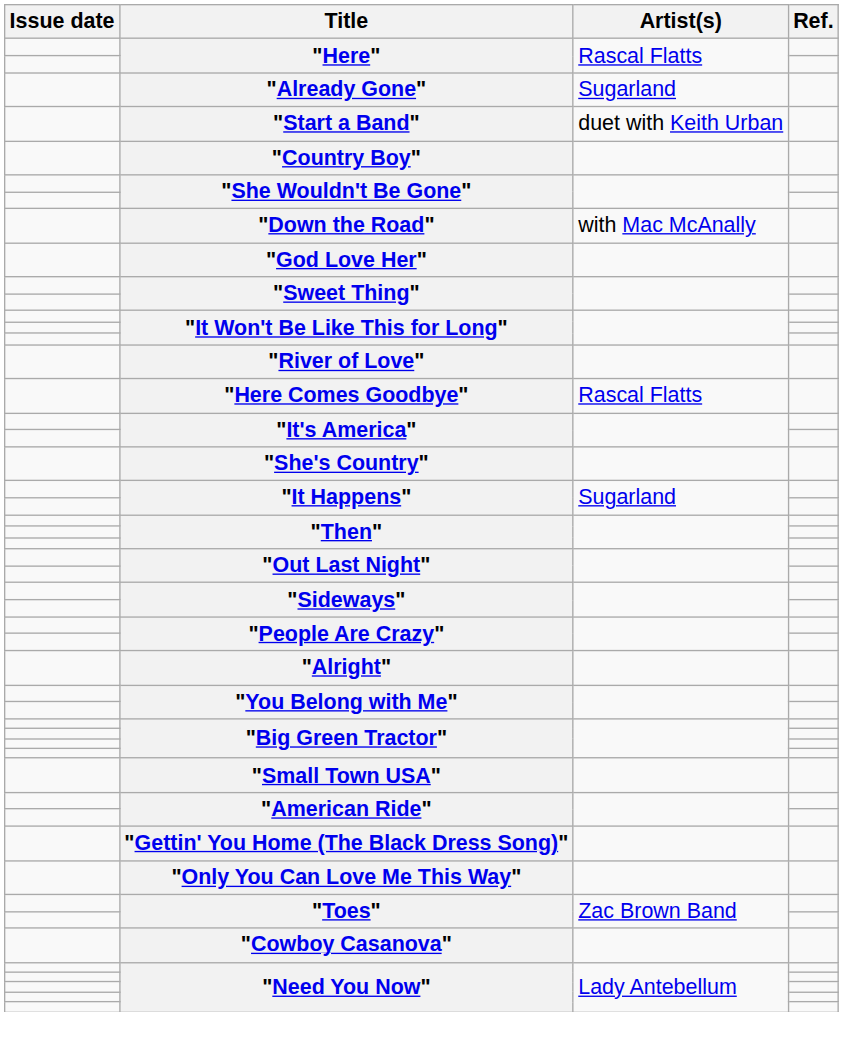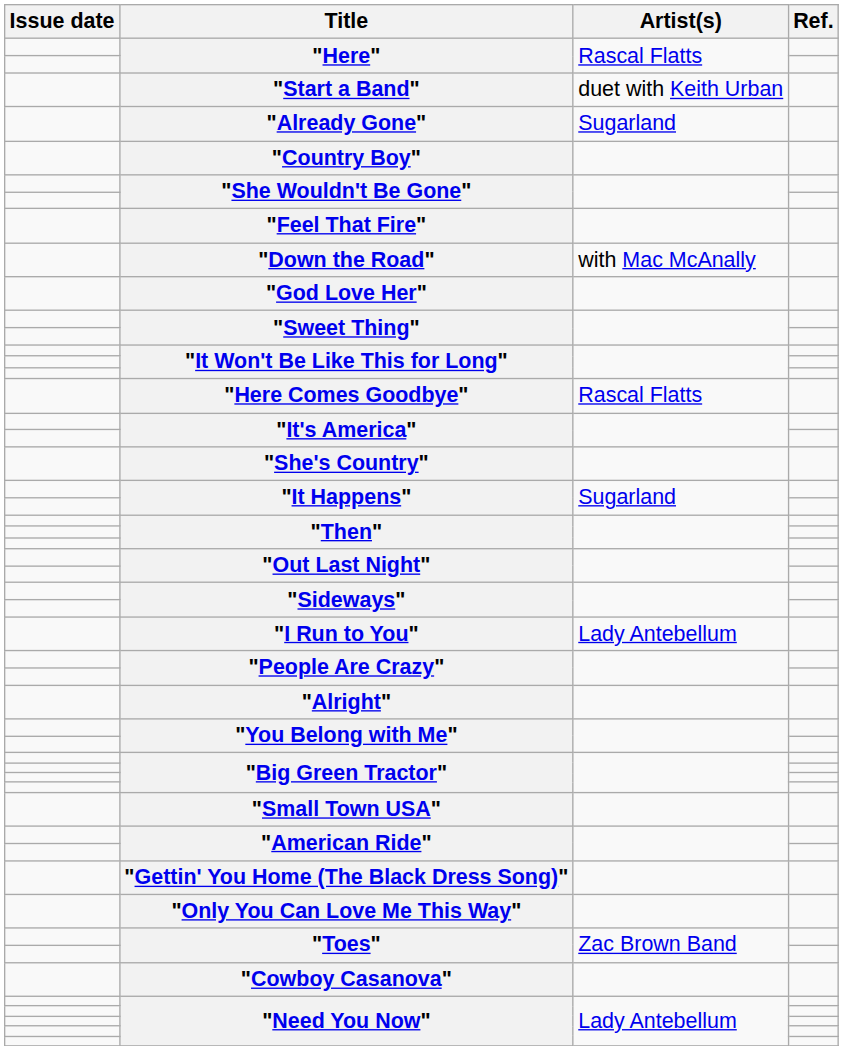rows swapped: (346, 89) <-> (346, 123)
+ row: (346, 225)
- row: (346, 361)
+ row: (346, 633)
